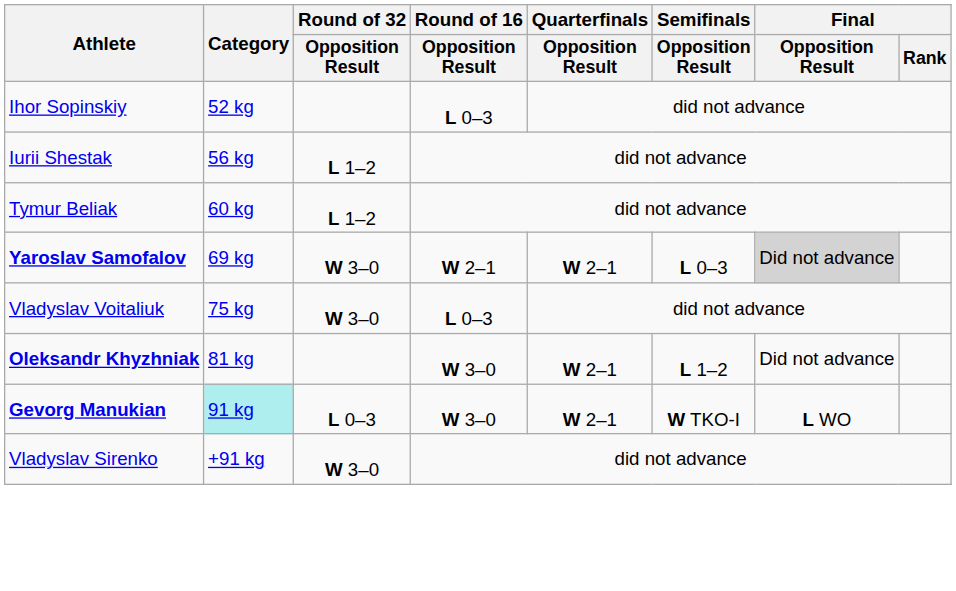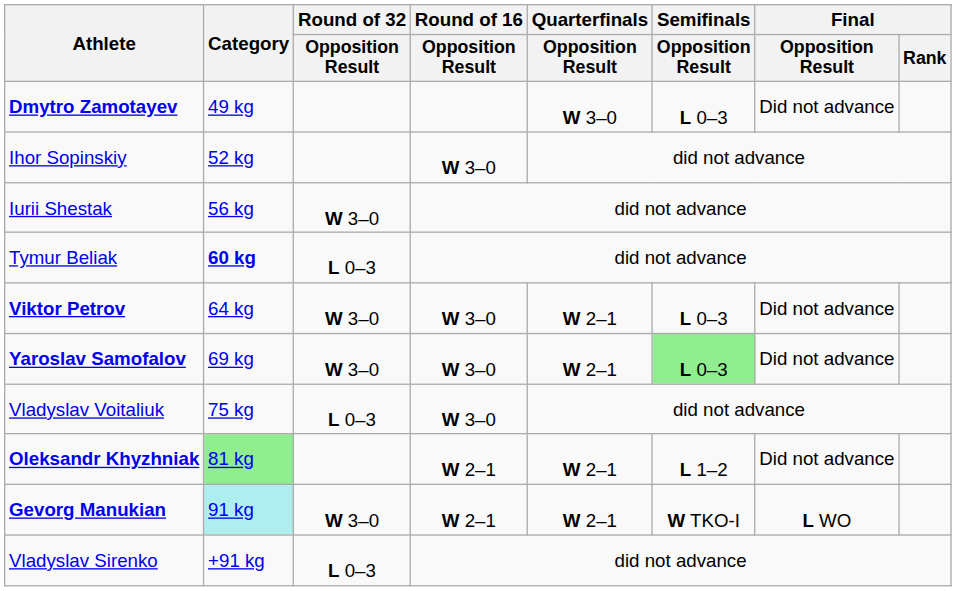+ row: (93, 107)
(469, 118) L 0–3 -> (469, 168) W 3–0
(352, 168) L 1–2 -> (352, 218) W 3–0
(231, 208) normal -> (232, 258) bold
(352, 218) L 1–2 -> (352, 269) L 0–3
+ row: (67, 309)
(469, 269) W 2–1 -> (469, 369) W 3–0
(704, 269) no background -> (704, 369) lightgreen background
(827, 258) lightgrey background -> (827, 359) no background
(352, 319) W 3–0 -> (352, 420) L 0–3
(469, 319) L 0–3 -> (469, 420) W 3–0
(231, 359) no background -> (231, 460) lightgreen background
(469, 369) W 3–0 -> (469, 470) W 2–1
(352, 420) L 0–3 -> (352, 521) W 3–0
(469, 420) W 3–0 -> (469, 521) W 2–1
(352, 470) W 3–0 -> (352, 571) L 0–3
